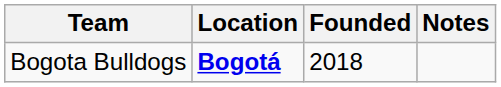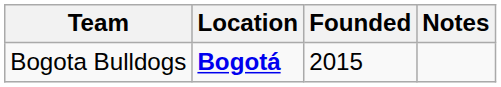(336, 61) 2018 -> (336, 61) 2015
